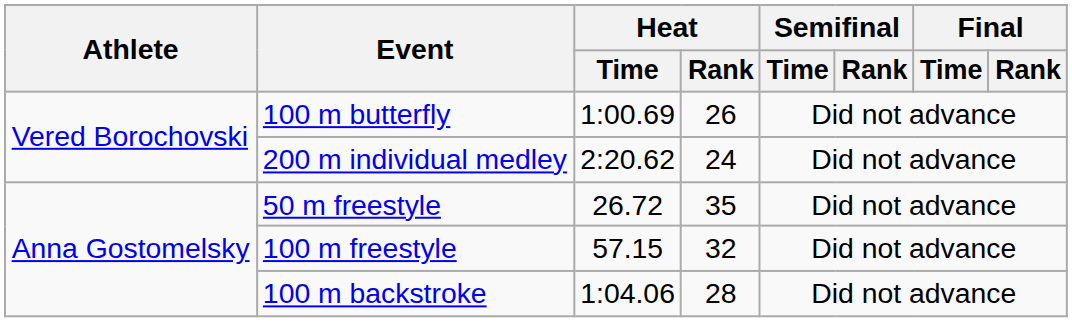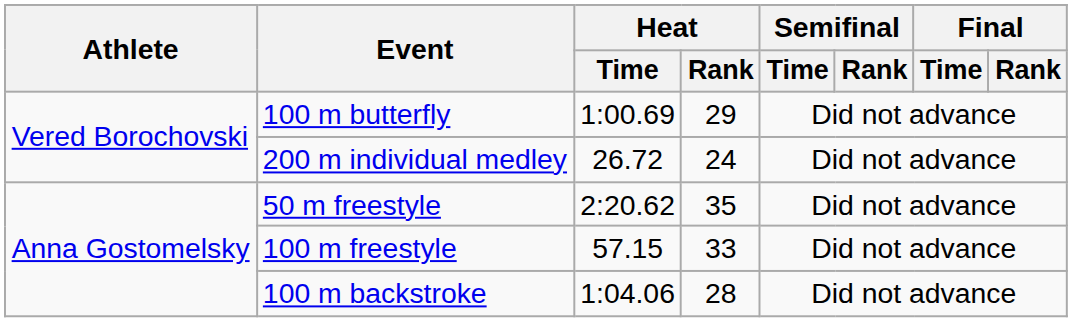(721, 115) 26 -> (721, 115) 29
(628, 160) 2:20.62 -> (628, 160) 26.72
(628, 205) 26.72 -> (628, 205) 2:20.62
(721, 249) 32 -> (721, 249) 33
